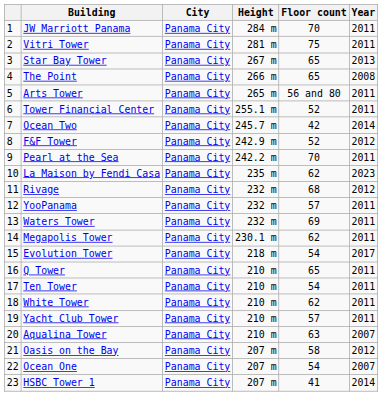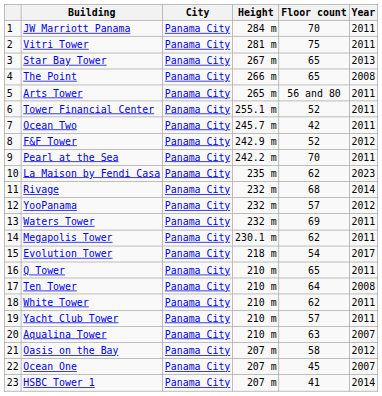(363, 125) 2014 -> (363, 125) 2011
(363, 190) 2012 -> (363, 190) 2014
(363, 206) 2011 -> (363, 206) 2012
(314, 286) 54 -> (314, 286) 64
(363, 286) 2011 -> (363, 286) 2008
(314, 367) 54 -> (314, 367) 45
